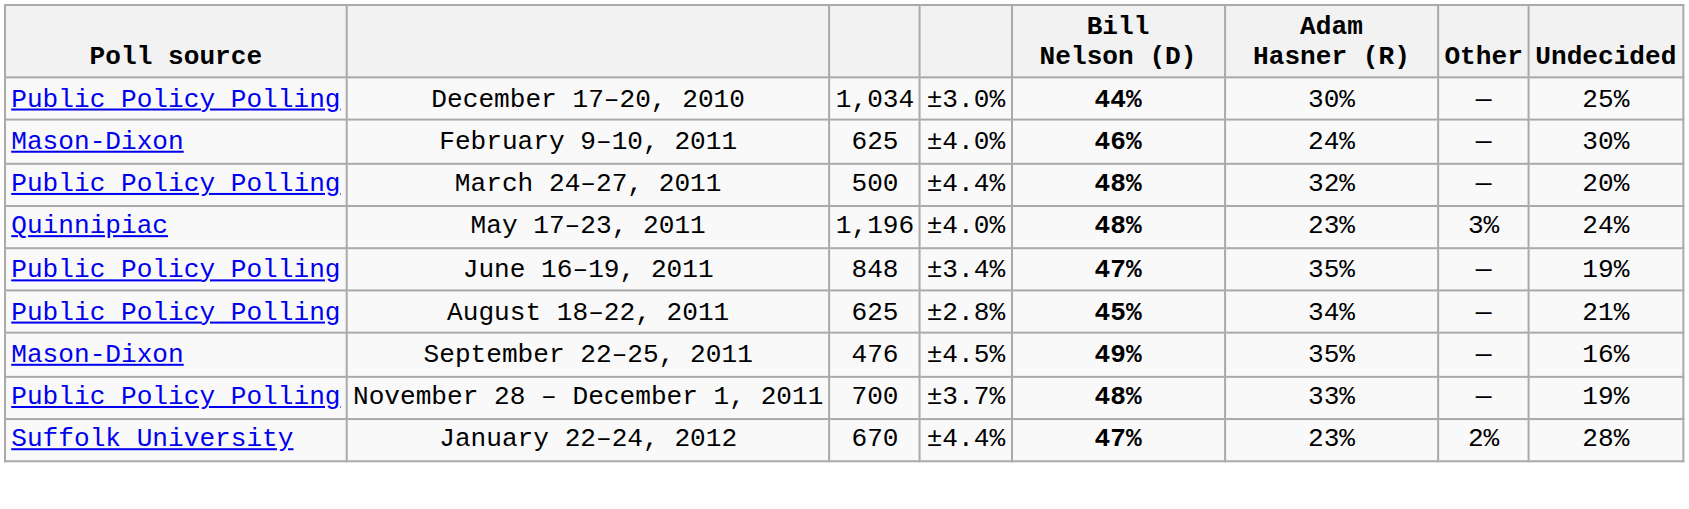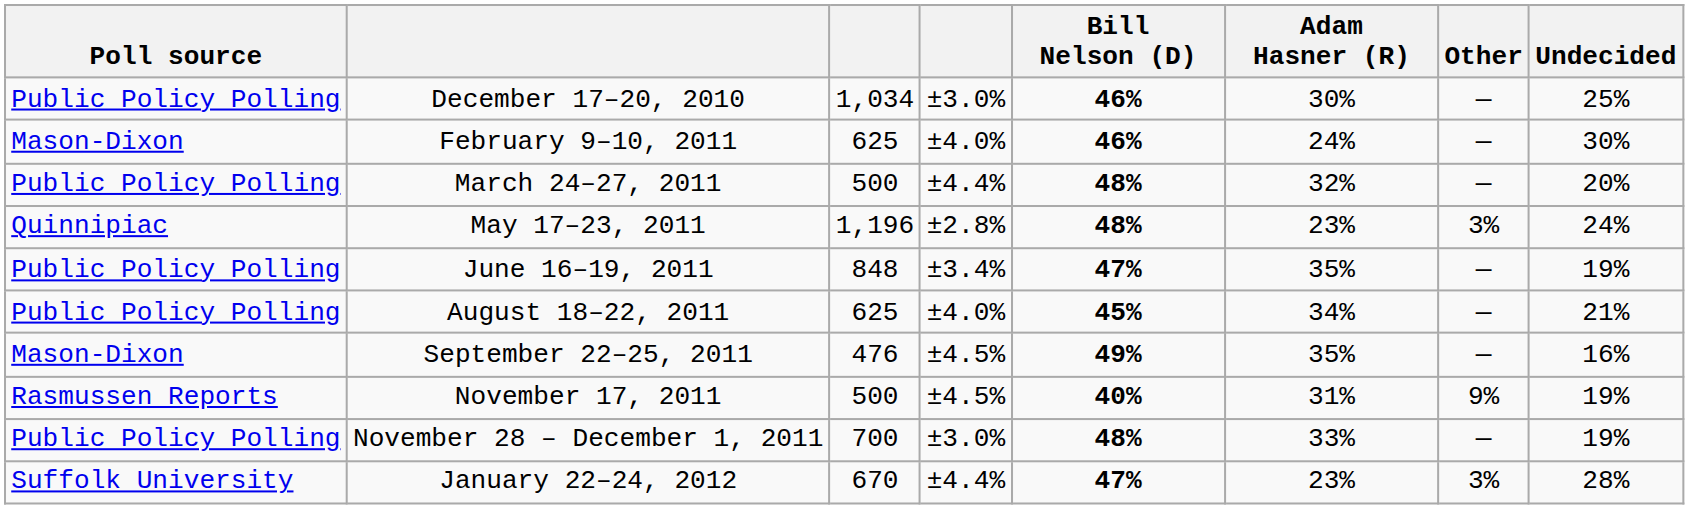(1118, 99) 44% -> (1118, 99) 46%
(966, 227) ±4.0% -> (966, 227) ±2.8%
(966, 312) ±2.8% -> (966, 312) ±4.0%
+ row: (588, 397)
(966, 397) ±3.7% -> (966, 440) ±3.0%
(1484, 440) 2% -> (1484, 482) 3%
